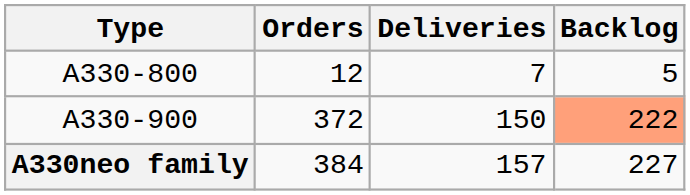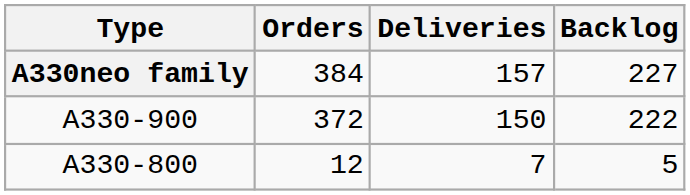rows swapped: (130, 74) <-> (130, 166)
(653, 120) lightsalmon background -> (653, 120) no background
